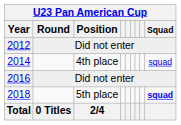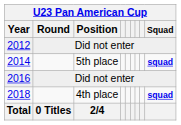(97, 62) 4th place -> (97, 62) 5th place
(160, 62) normal -> (160, 62) bold
(97, 95) 5th place -> (97, 95) 4th place
